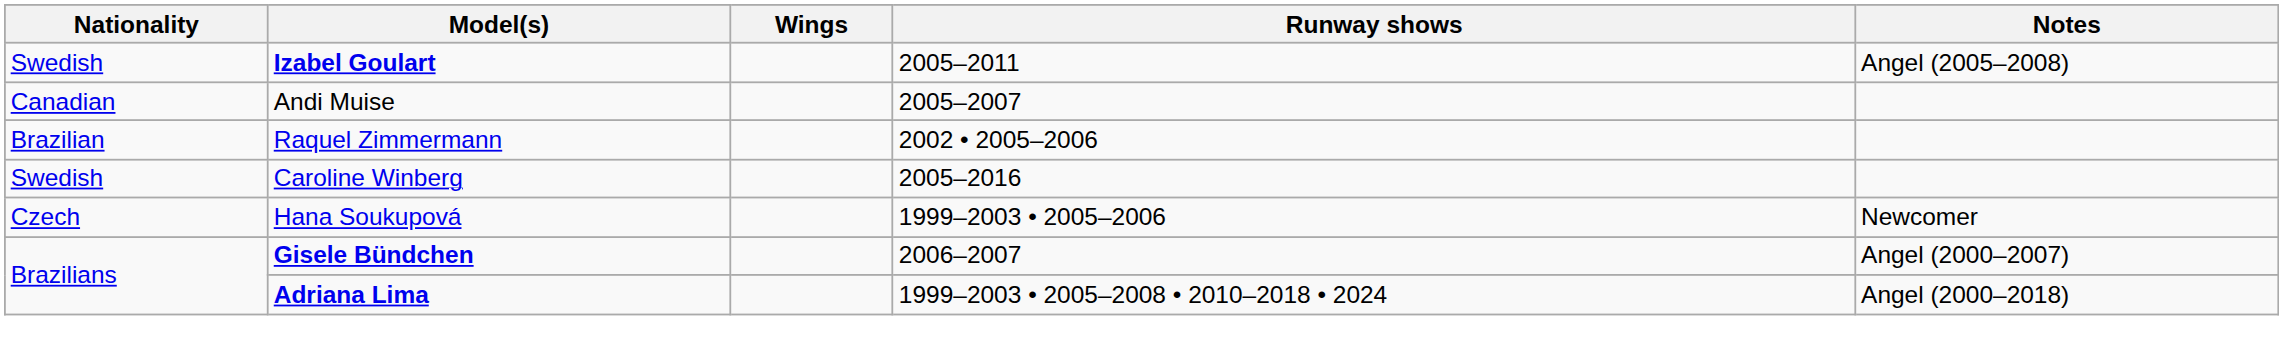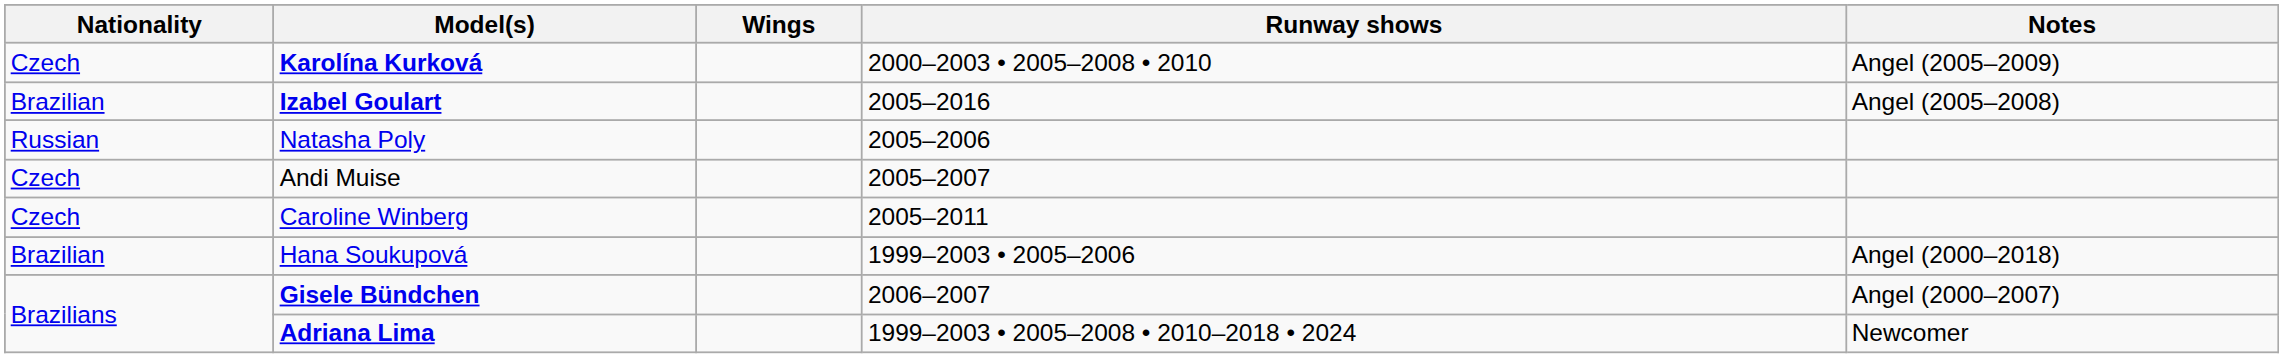+ row: (381, 62)
(57, 62) Swedish -> (58, 101) Brazilian
(959, 62) 2005–2011 -> (929, 101) 2005–2016
+ row: (352, 140)
(63, 101) Canadian -> (45, 178) Czech
- row: (388, 140)
(57, 178) Swedish -> (45, 217) Czech
(960, 178) 2005–2016 -> (928, 217) 2005–2011
(45, 217) Czech -> (58, 255) Brazilian
(1920, 217) Newcomer -> (1956, 255) Angel (2000–2018)
(1965, 294) Angel (2000–2018) -> (1910, 332) Newcomer
